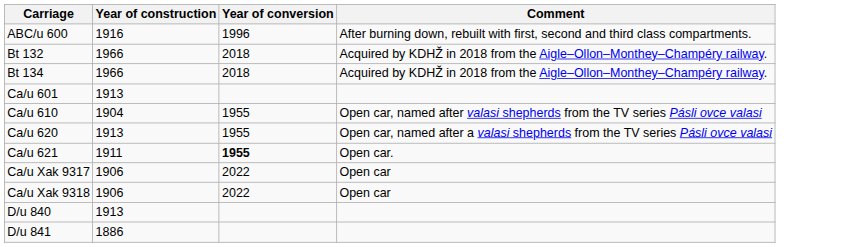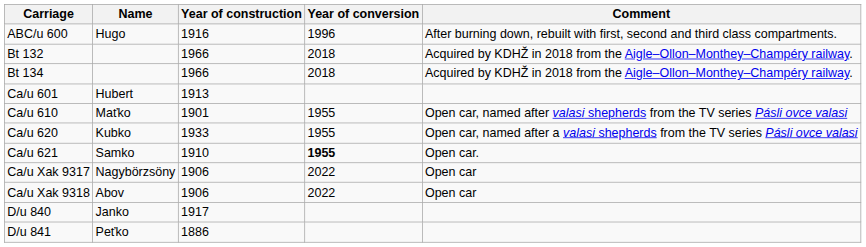+ column: (135, 14)
(109, 113) 1904 -> (195, 113) 1901
(109, 133) 1913 -> (195, 133) 1933
(109, 152) 1911 -> (195, 152) 1910
(109, 212) 1913 -> (195, 212) 1917
